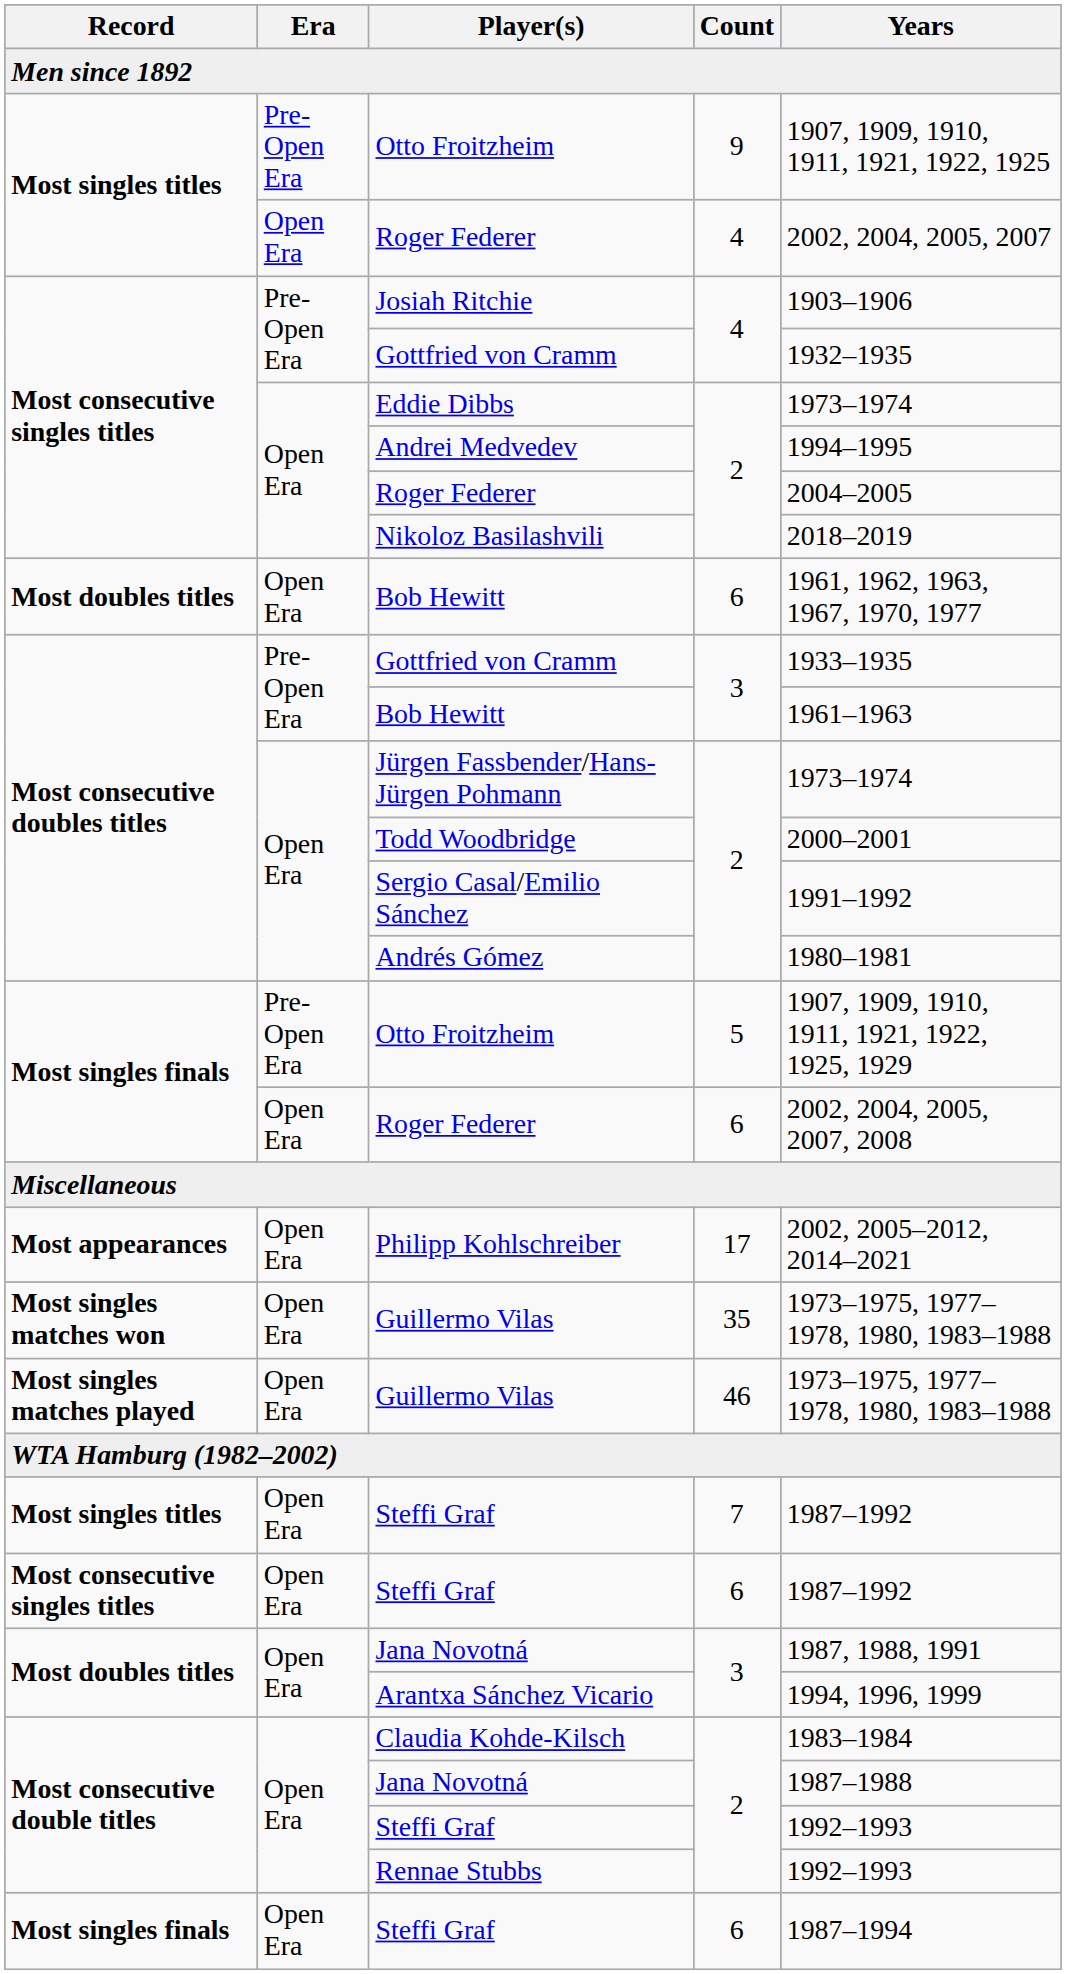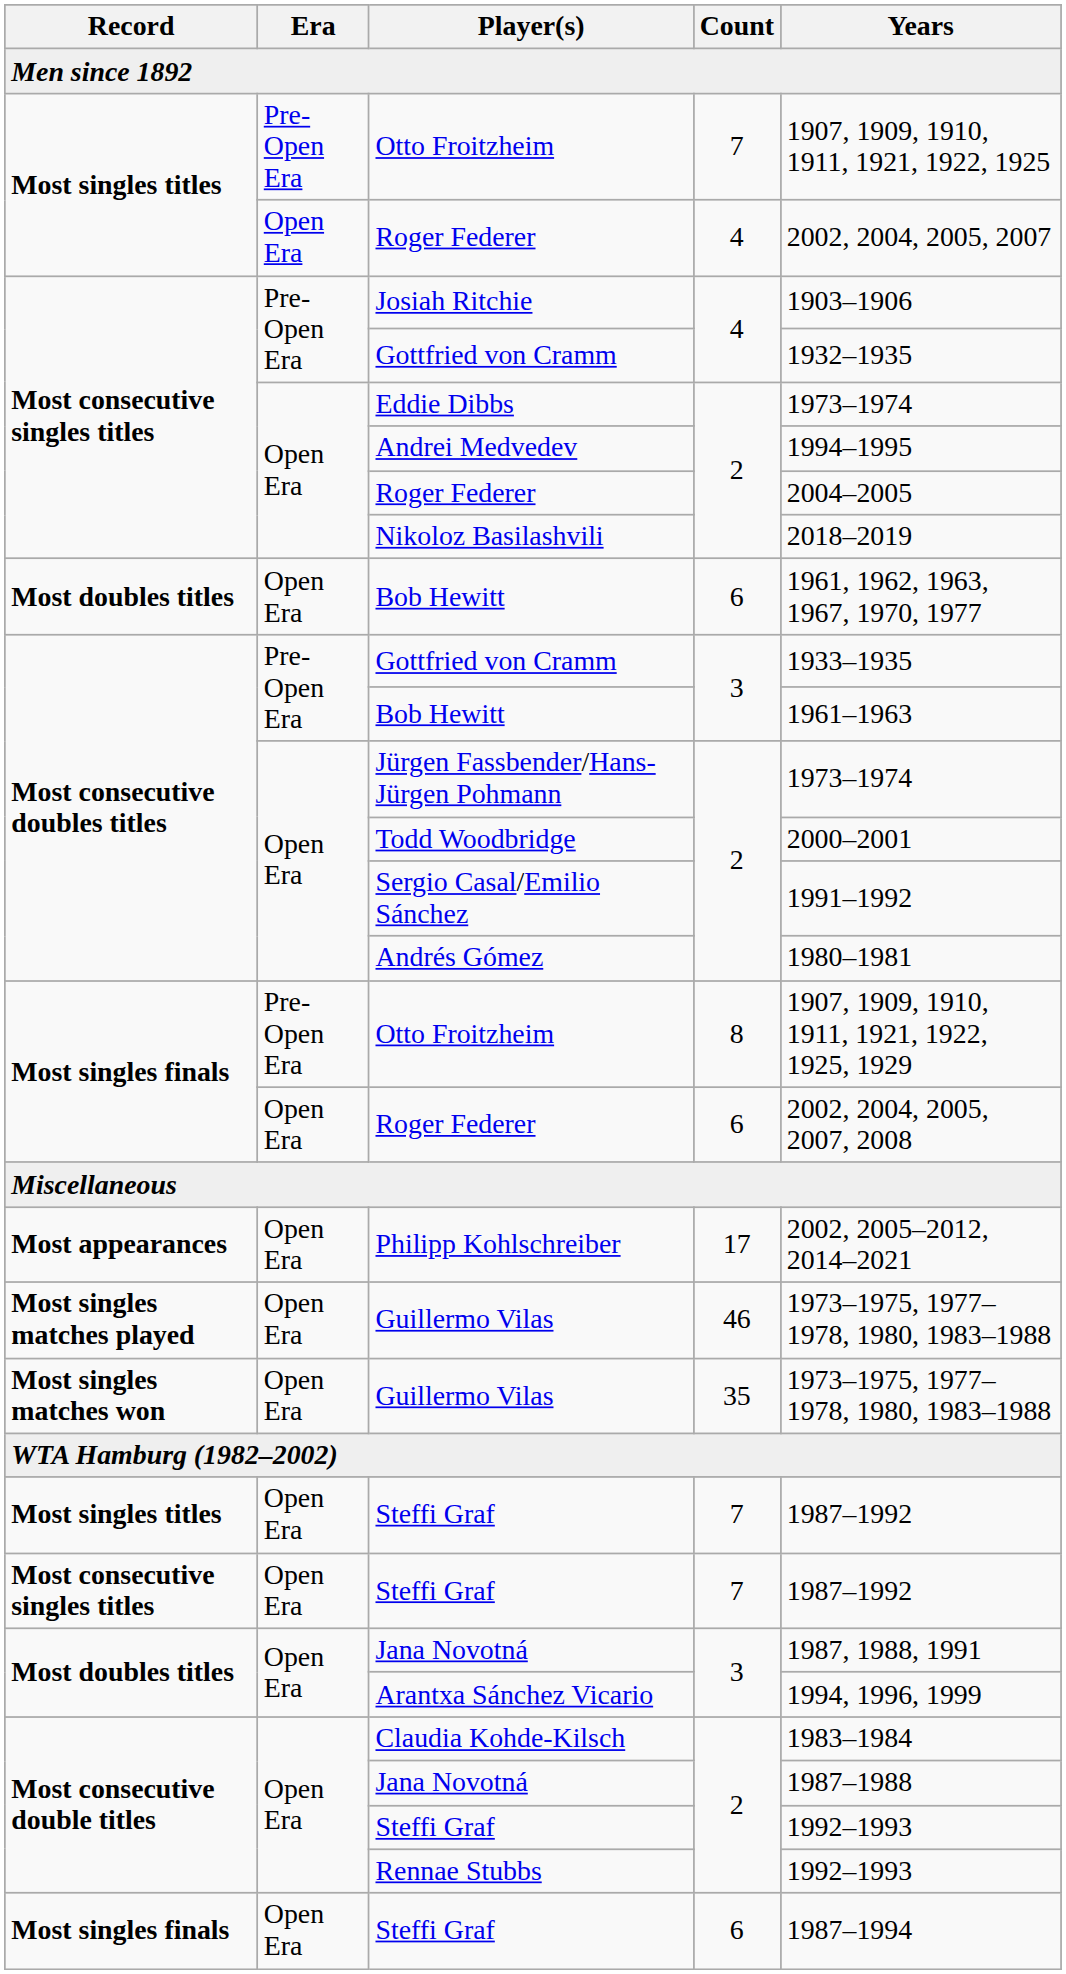(737, 146) 9 -> (737, 146) 7
(737, 1033) 5 -> (737, 1033) 8
rows swapped: (103, 1395) <-> (88, 1319)
(737, 1590) 6 -> (737, 1590) 7
